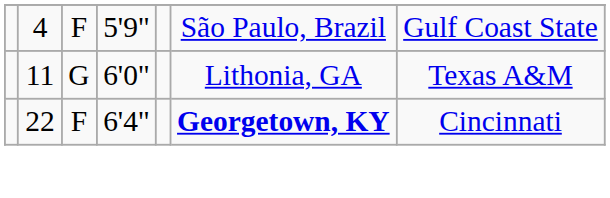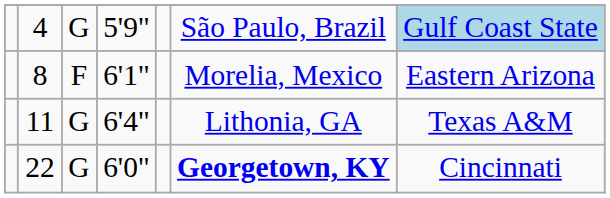(79, 27) F -> (79, 27) G
(500, 27) no background -> (500, 27) lightblue background
+ row: (40, 74)
(127, 74) 6'0" -> (127, 121) 6'4"
(79, 121) F -> (79, 167) G
(127, 121) 6'4" -> (127, 167) 6'0"
